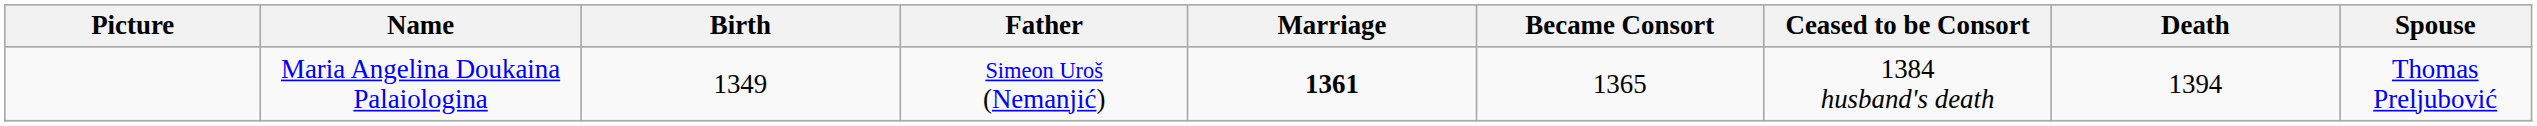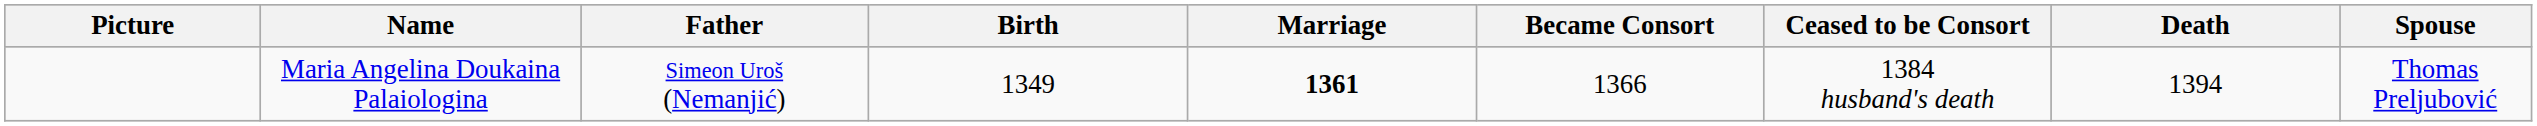columns swapped: (1044, 25) <-> (740, 25)
(1620, 83) 1365 -> (1620, 83) 1366
